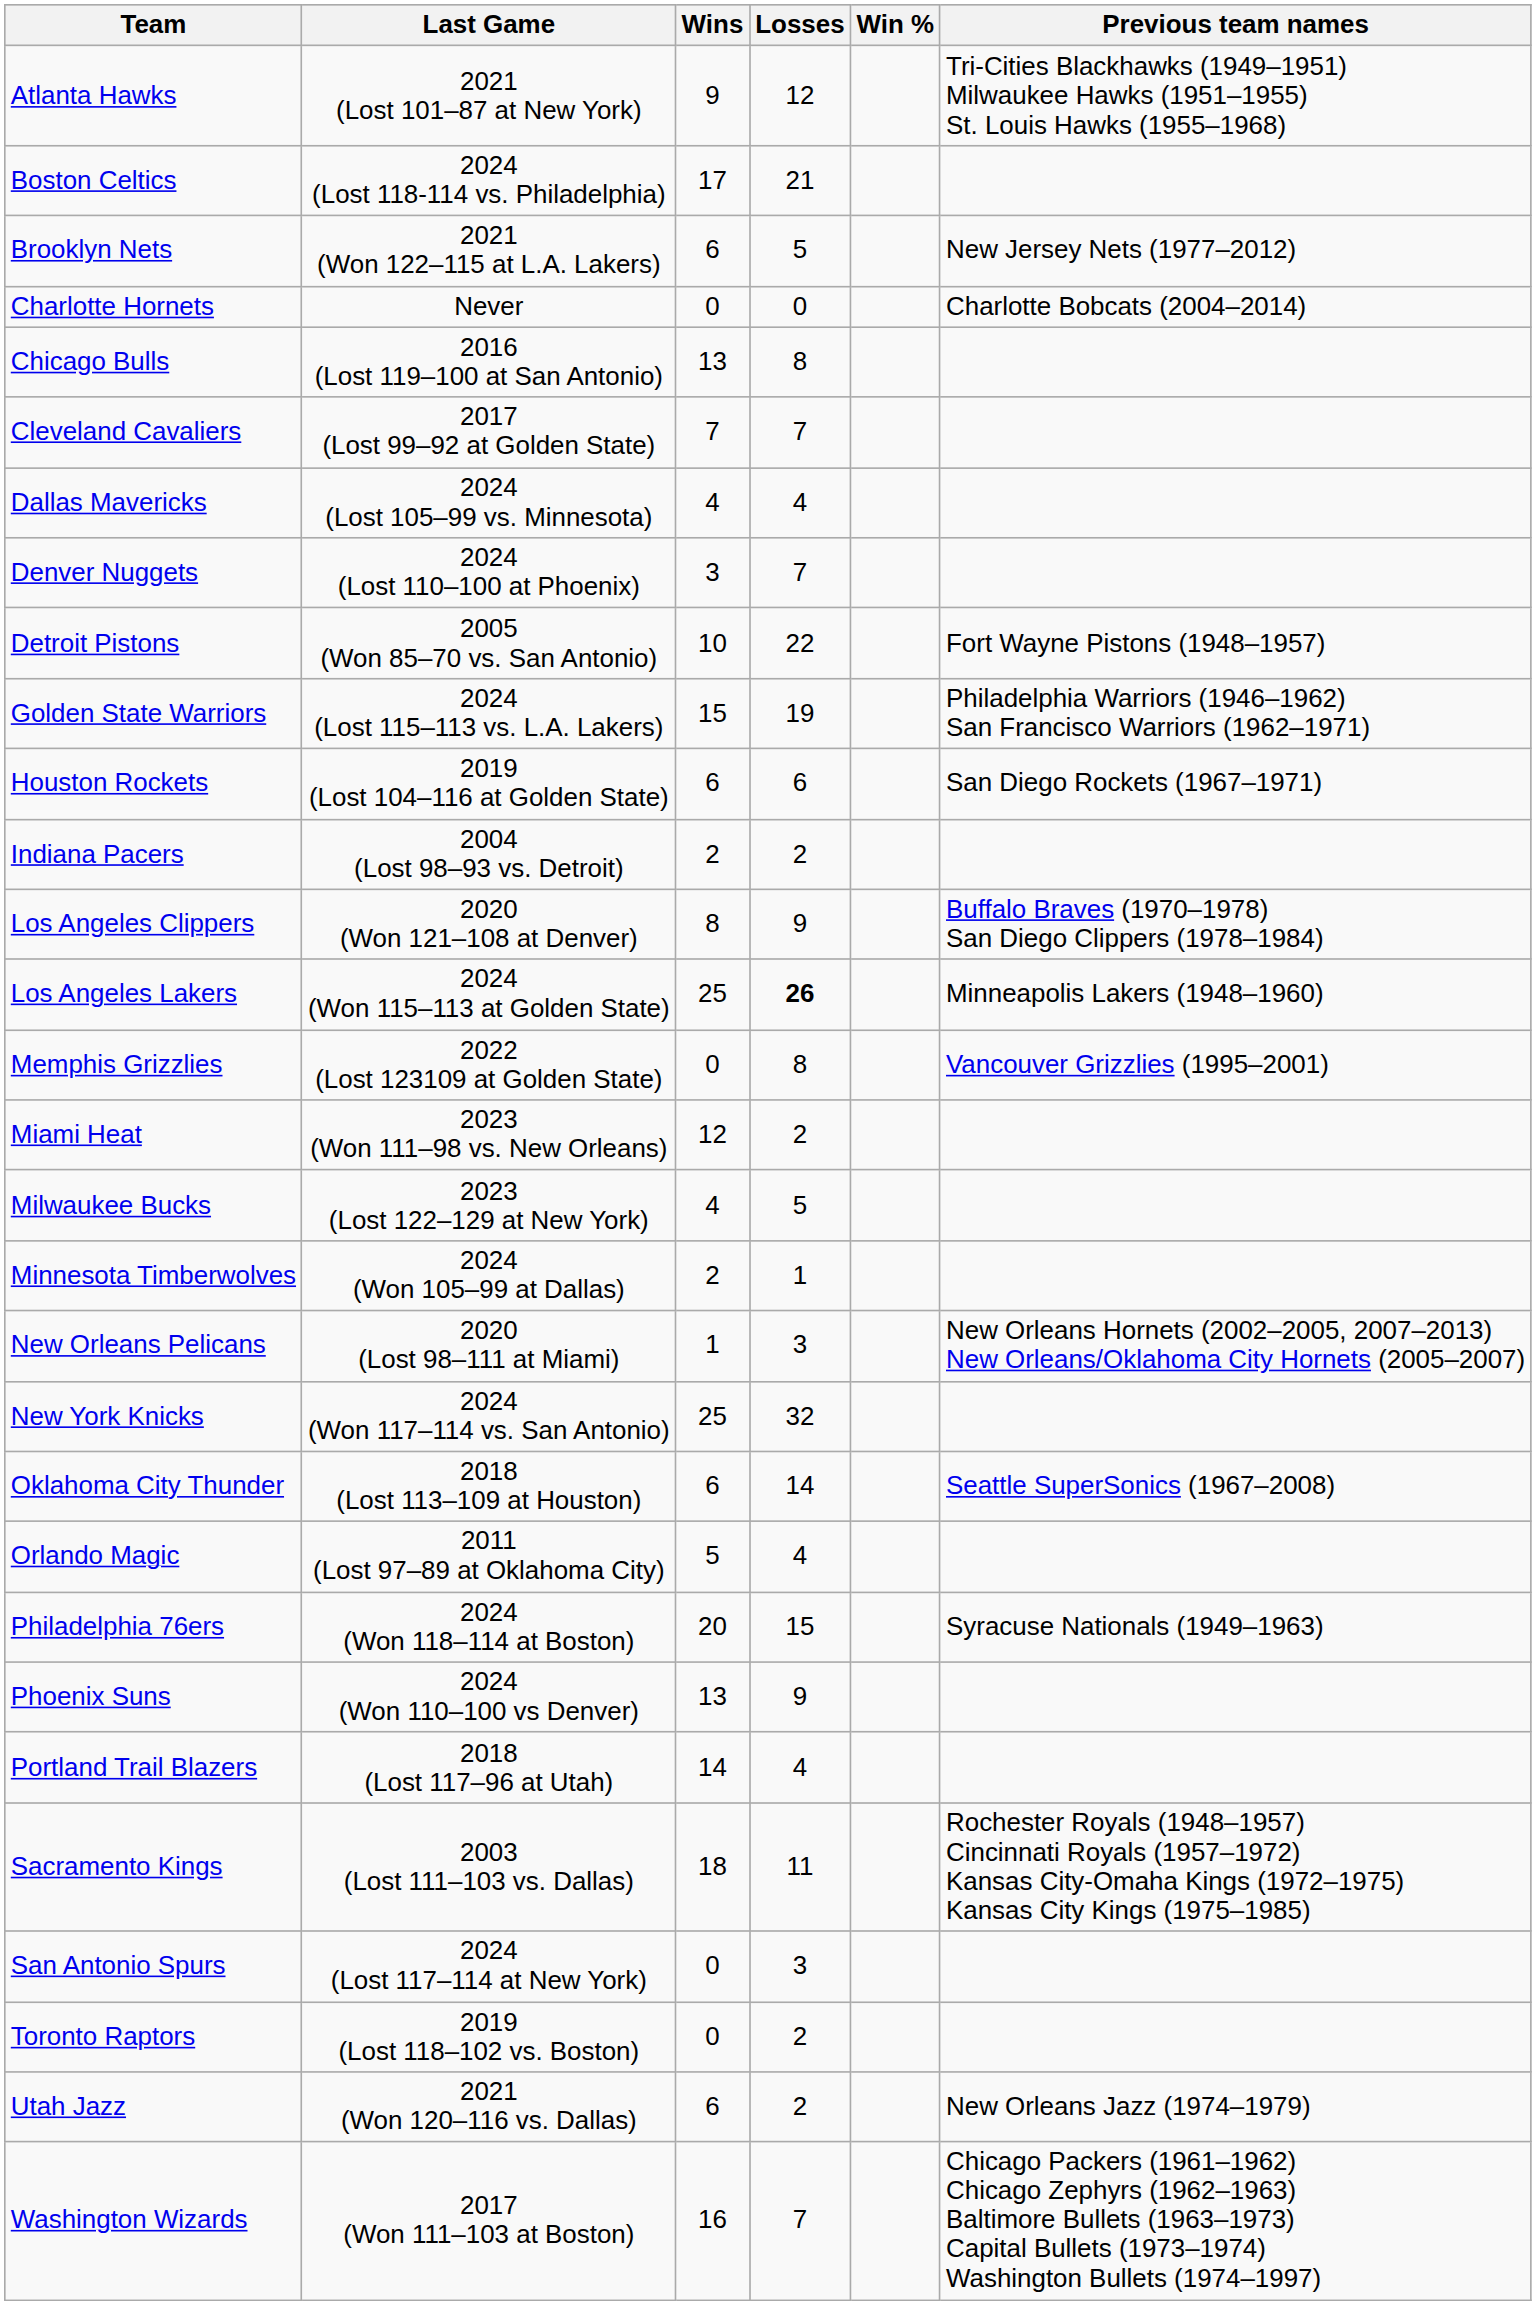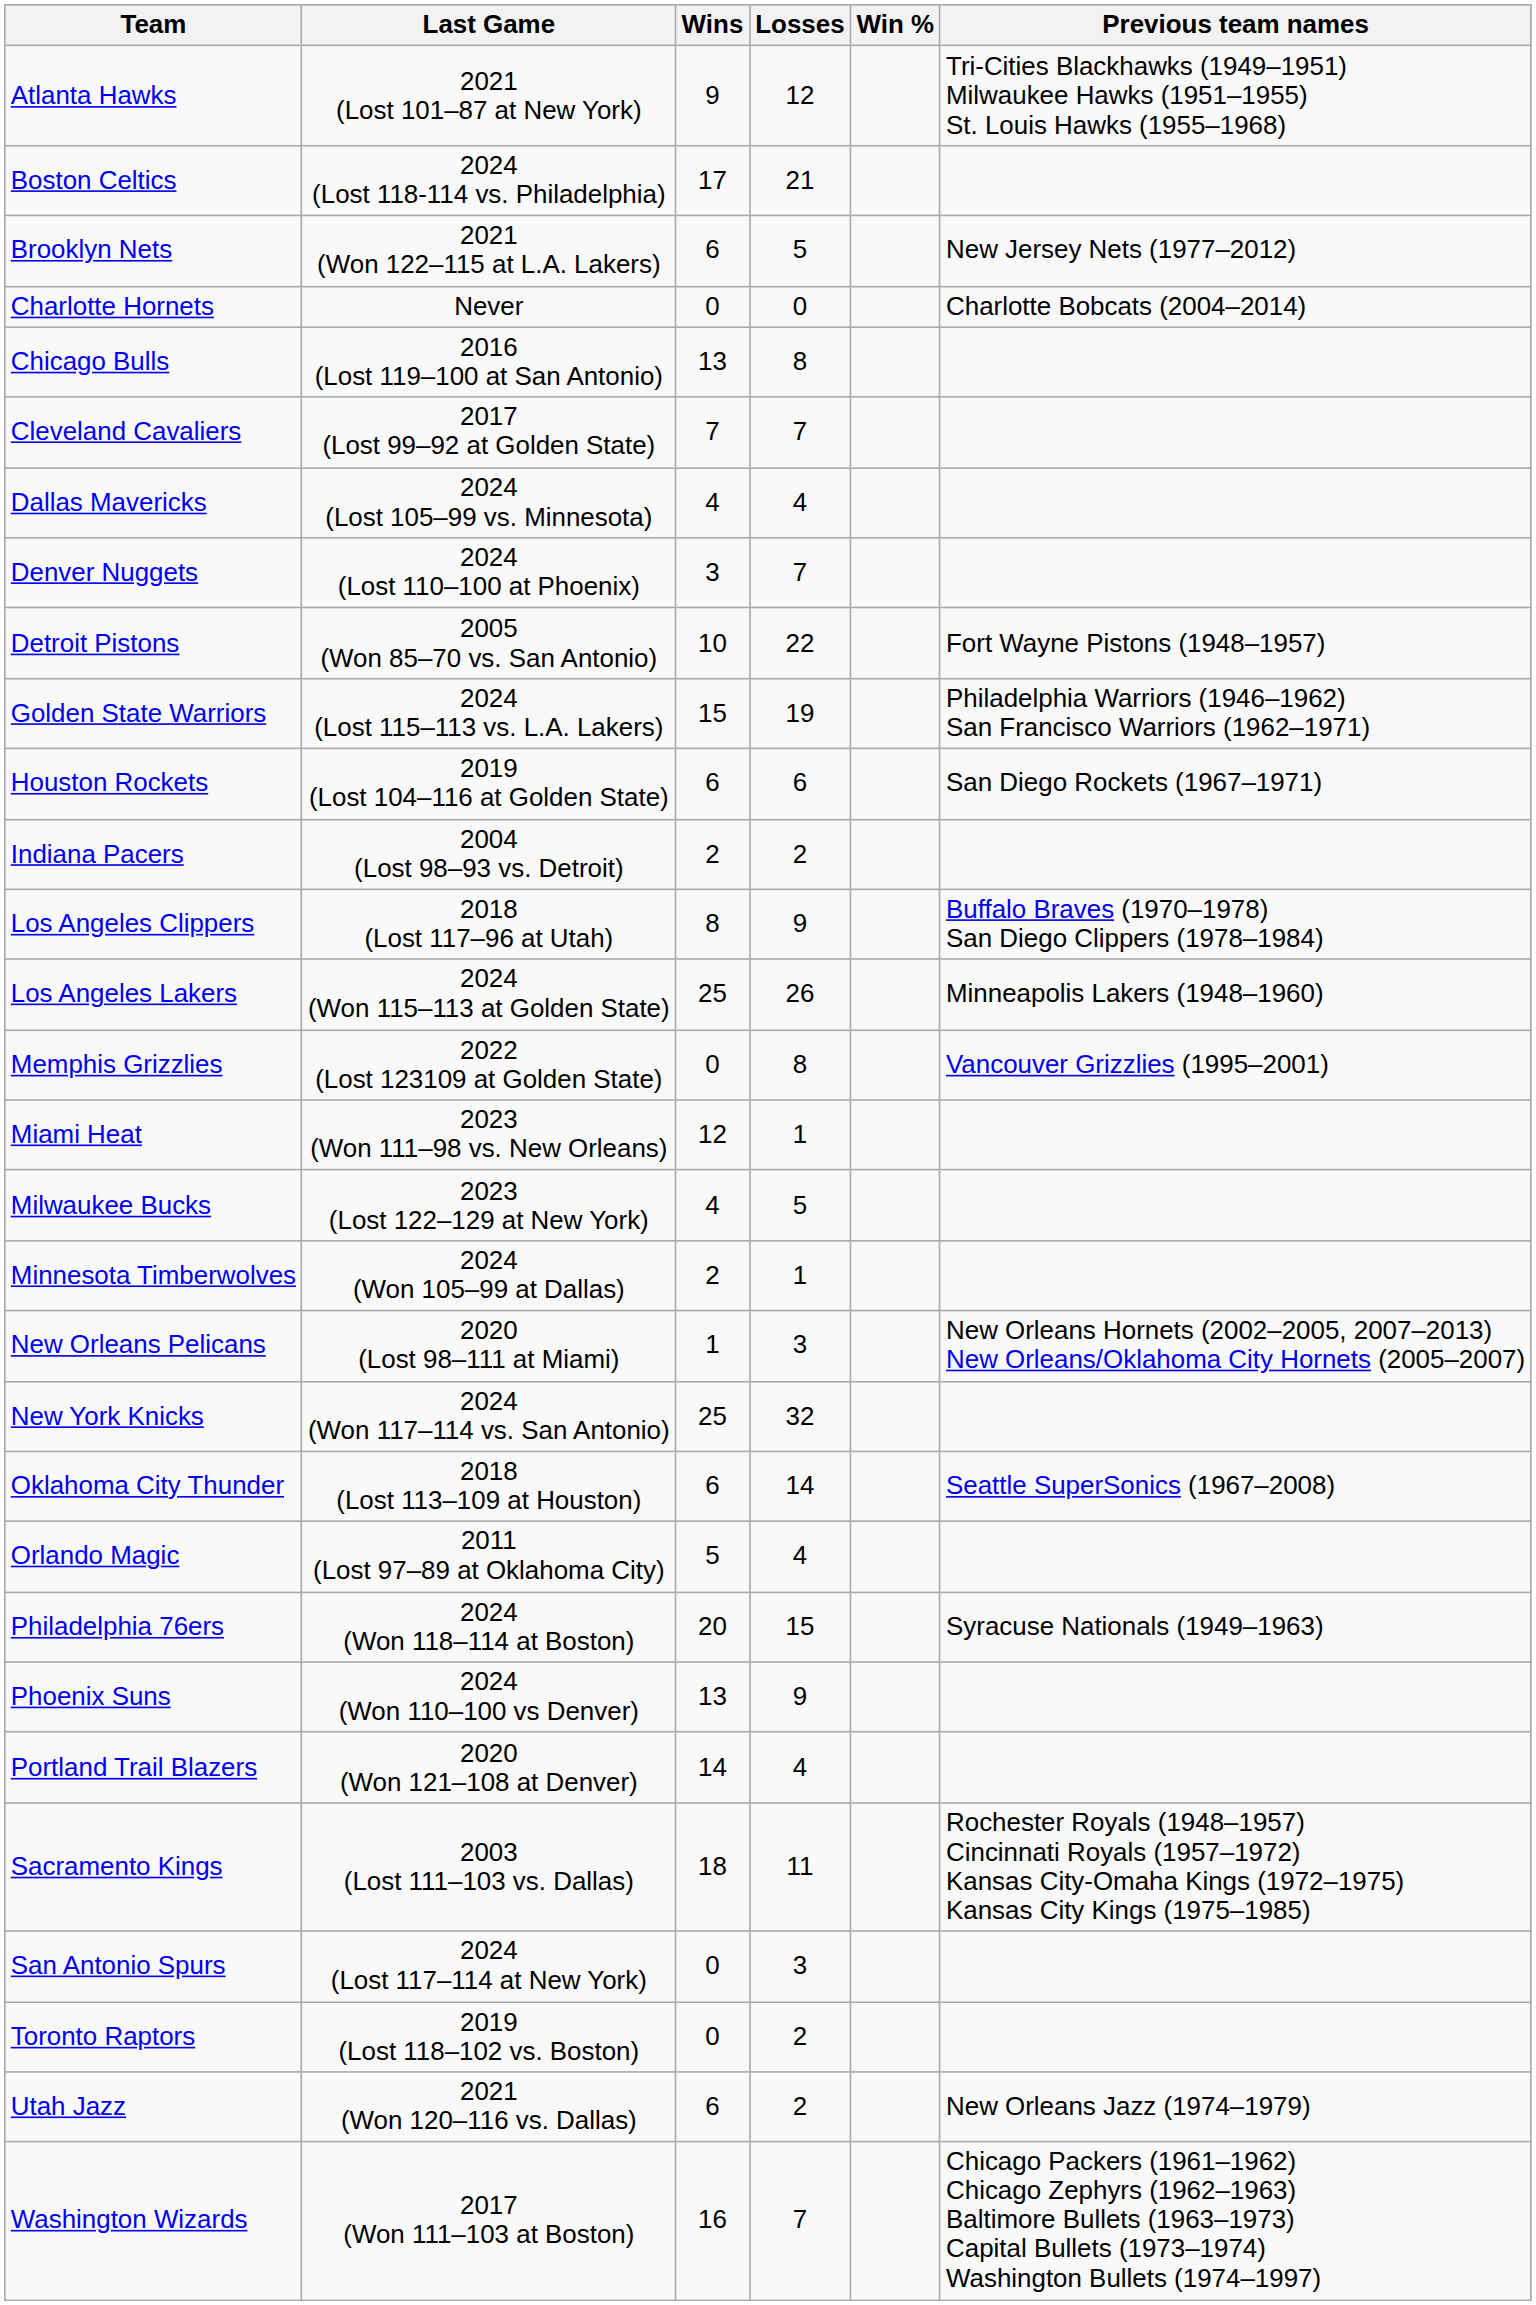(489, 923) 2020 (Won 121–108 at Denver) -> (489, 923) 2018 (Lost 117–96 at Utah)
(800, 994) bold -> (800, 994) normal
(800, 1134) 2 -> (800, 1134) 1
(489, 1767) 2018 (Lost 117–96 at Utah) -> (489, 1767) 2020 (Won 121–108 at Denver)
